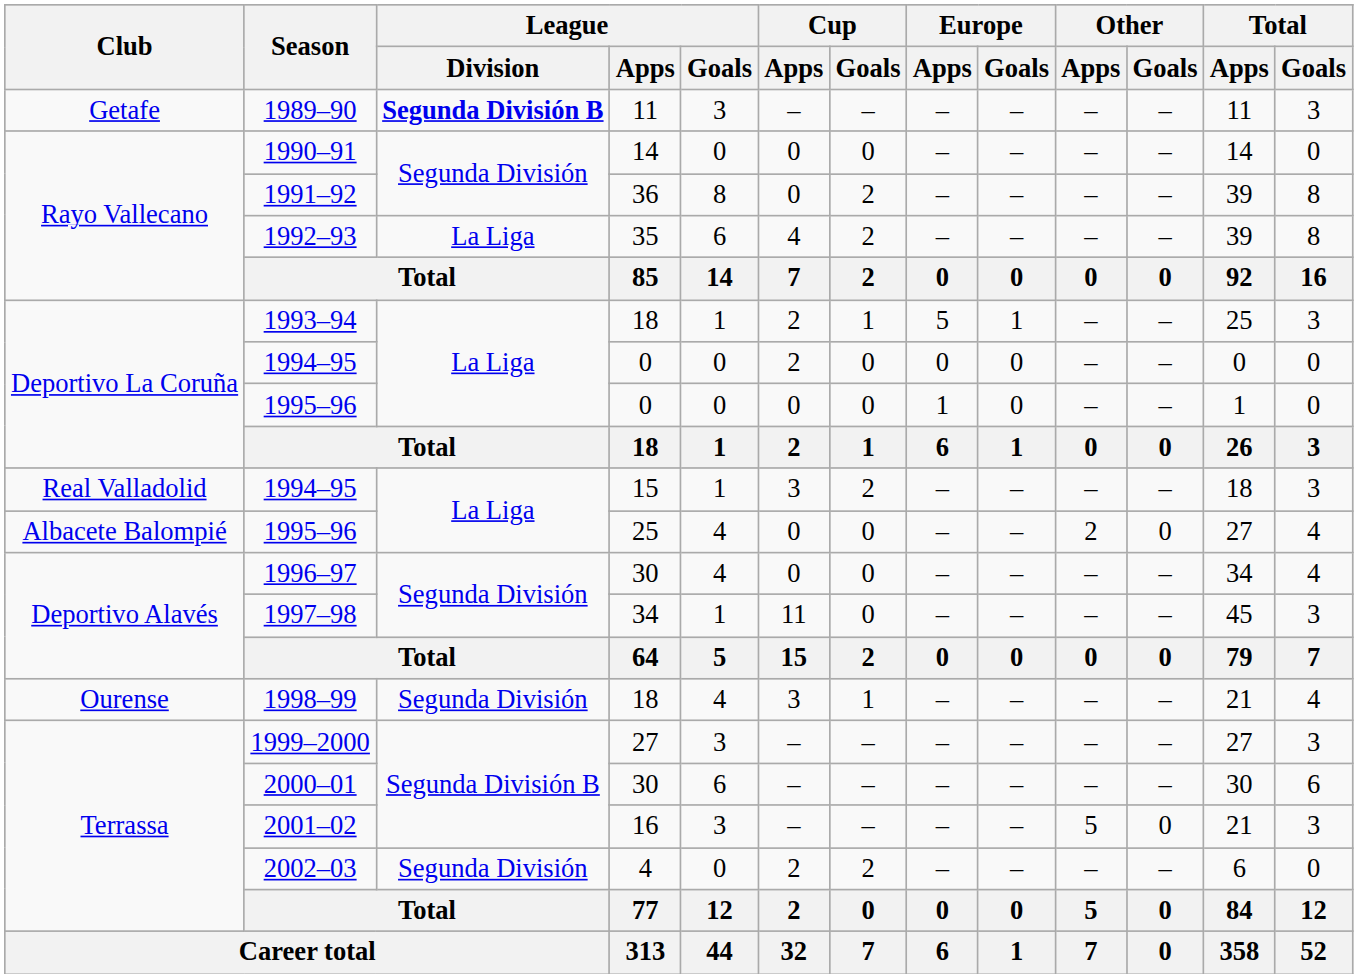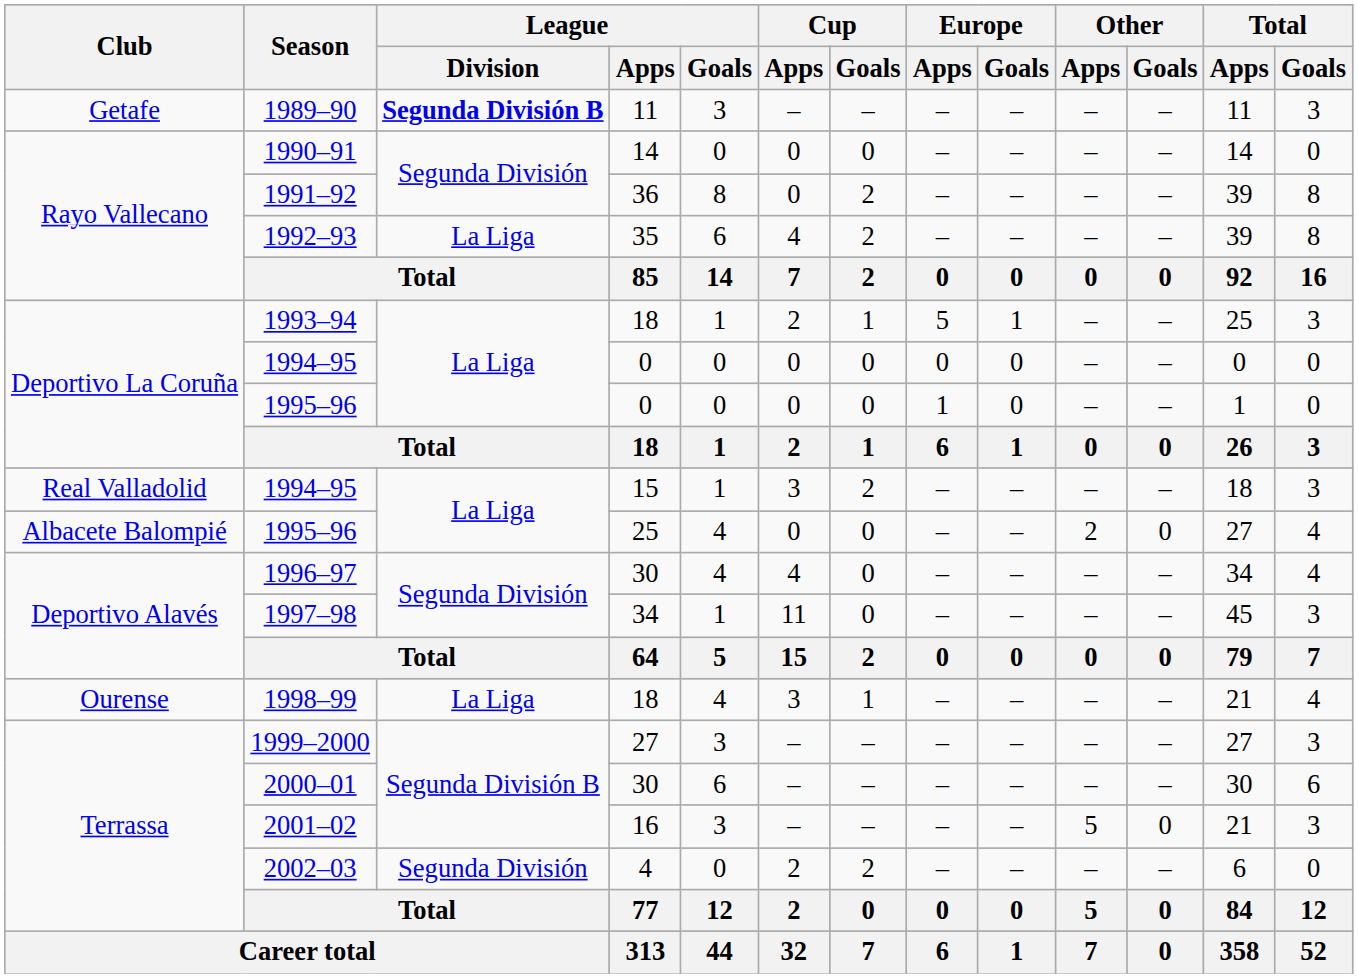(794, 362) 2 -> (794, 362) 0
(794, 573) 0 -> (794, 573) 4
(493, 699) Segunda División -> (493, 699) La Liga
